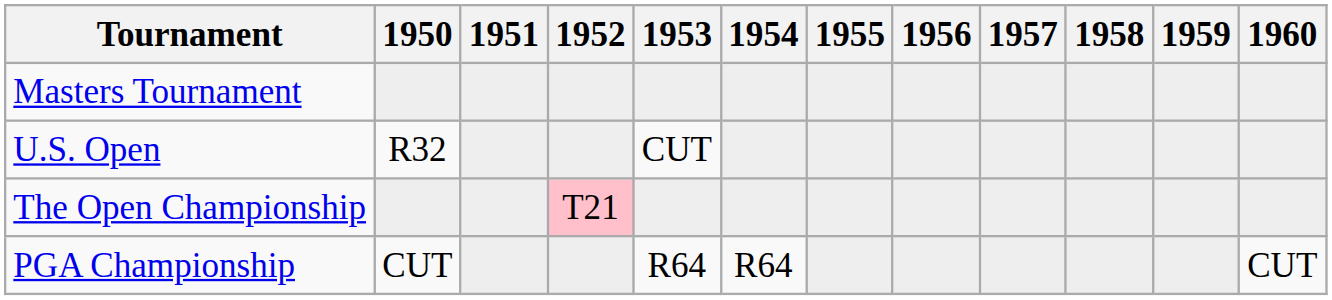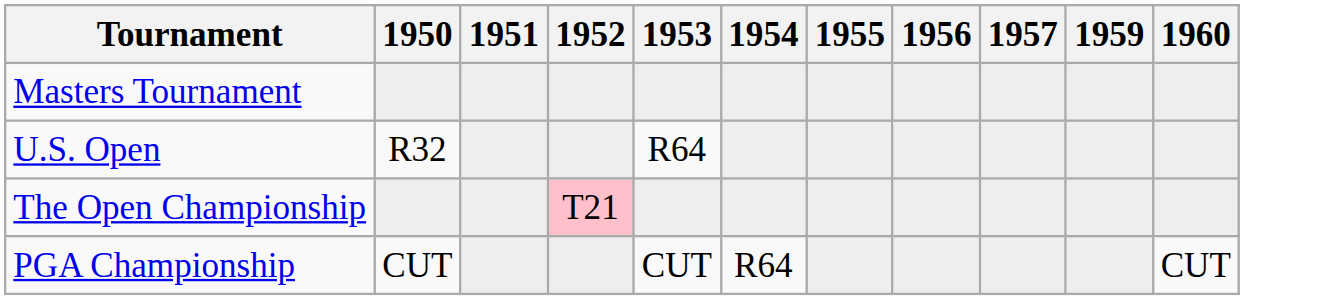- column: (1109, 33)
(677, 149) CUT -> (677, 149) R64
(677, 265) R64 -> (677, 265) CUT
